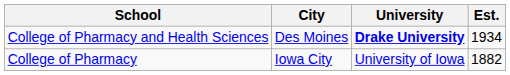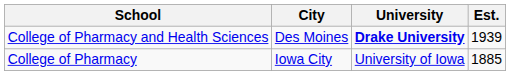(487, 37) 1934 -> (487, 37) 1939
(487, 59) 1882 -> (487, 59) 1885
